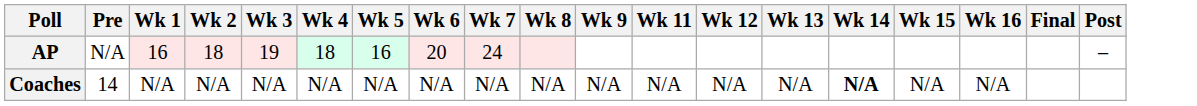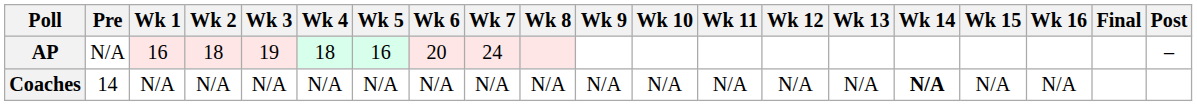+ column: (665, 20)
